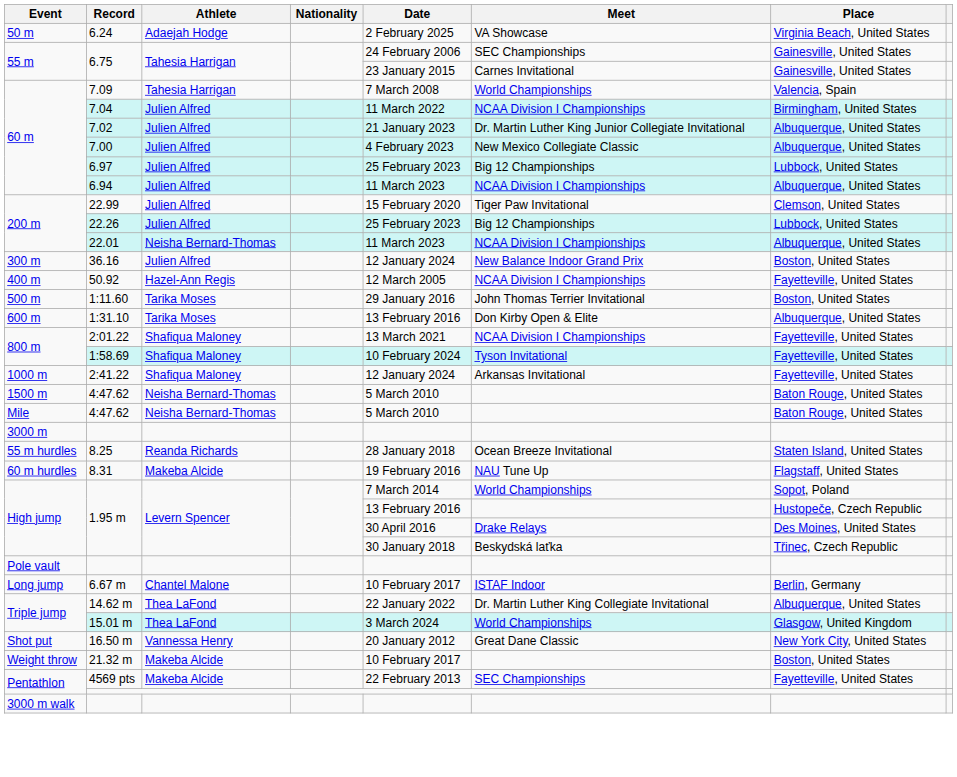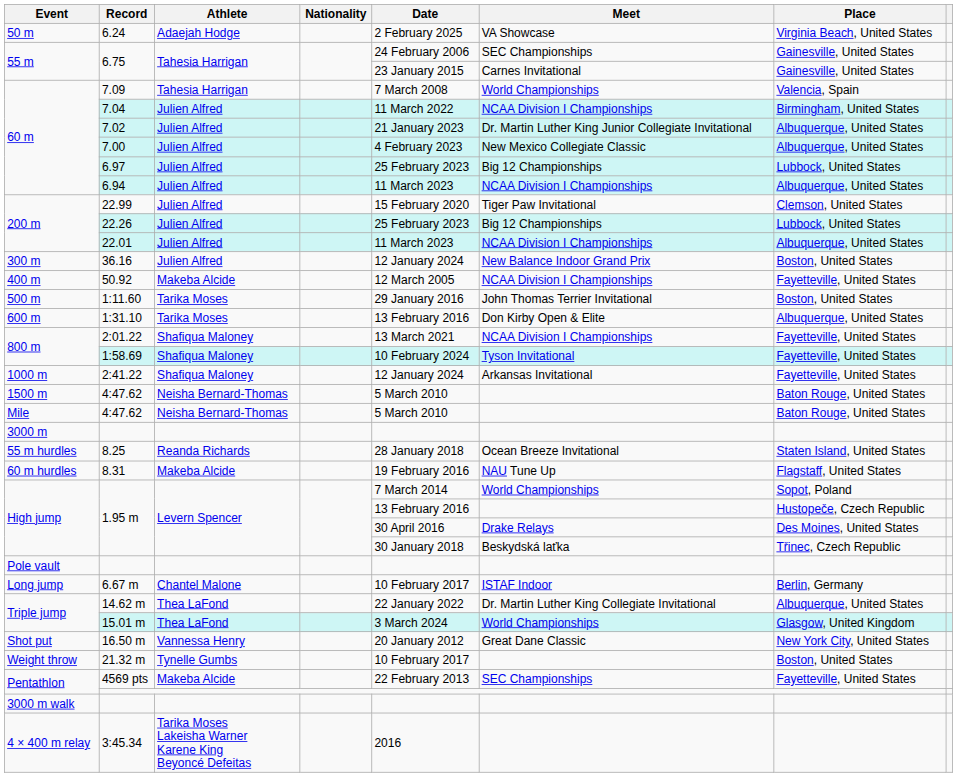(210, 242) Neisha Bernard-Thomas -> (190, 242) Julien Alfred
(190, 280) Hazel-Ann Regis -> (196, 280) Makeba Alcide
(184, 660) Makeba Alcide -> (197, 660) Tynelle Gumbs
+ row: (49, 743)
